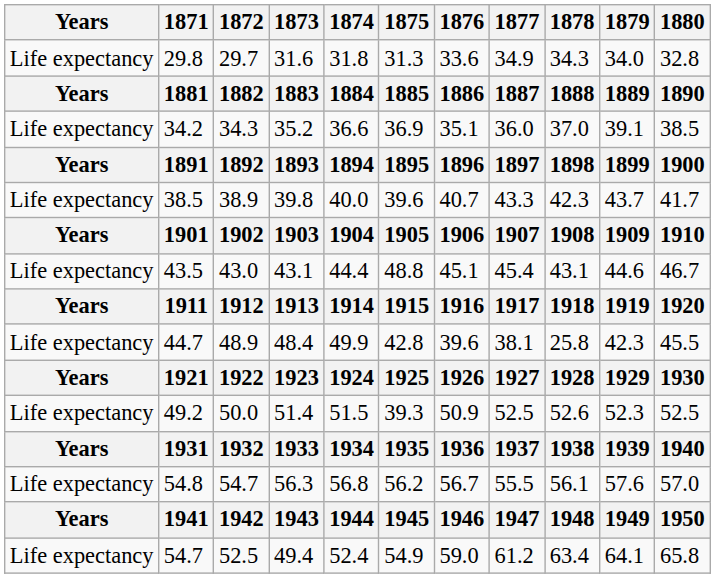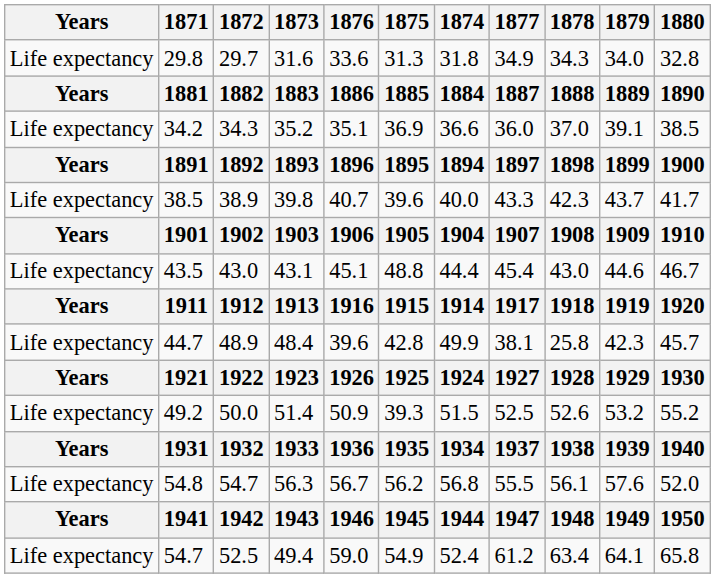columns swapped: (352, 22) <-> (462, 22)
(569, 270) 43.1 -> (569, 270) 43.0
(680, 341) 45.5 -> (680, 341) 45.7
(624, 413) 52.3 -> (624, 413) 53.2
(680, 413) 52.5 -> (680, 413) 55.2
(680, 484) 57.0 -> (680, 484) 52.0
